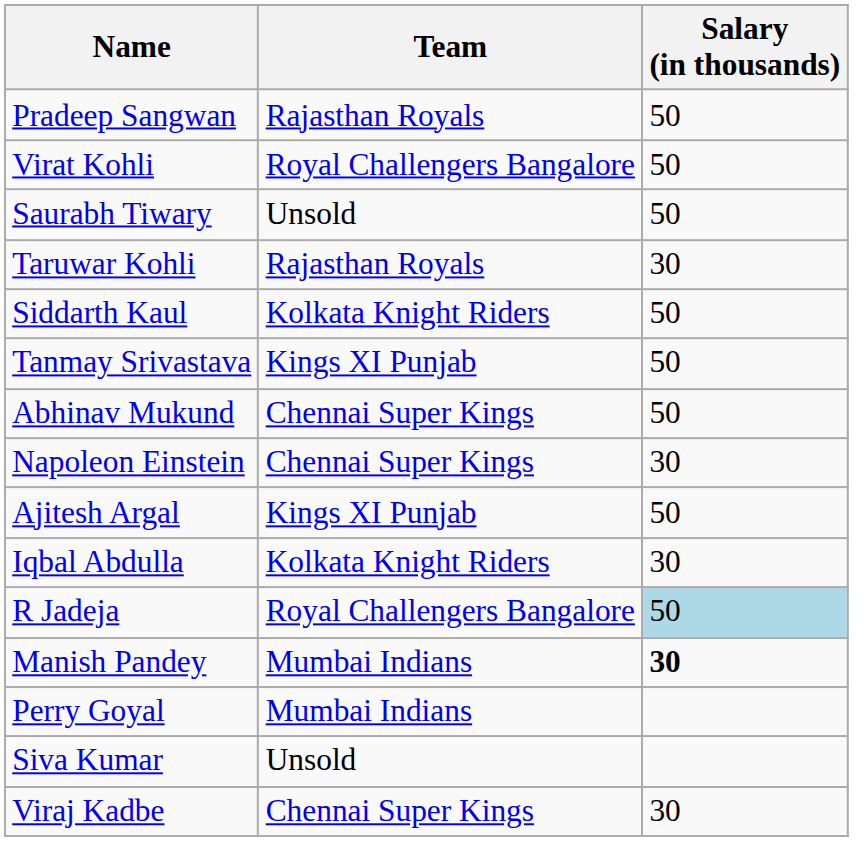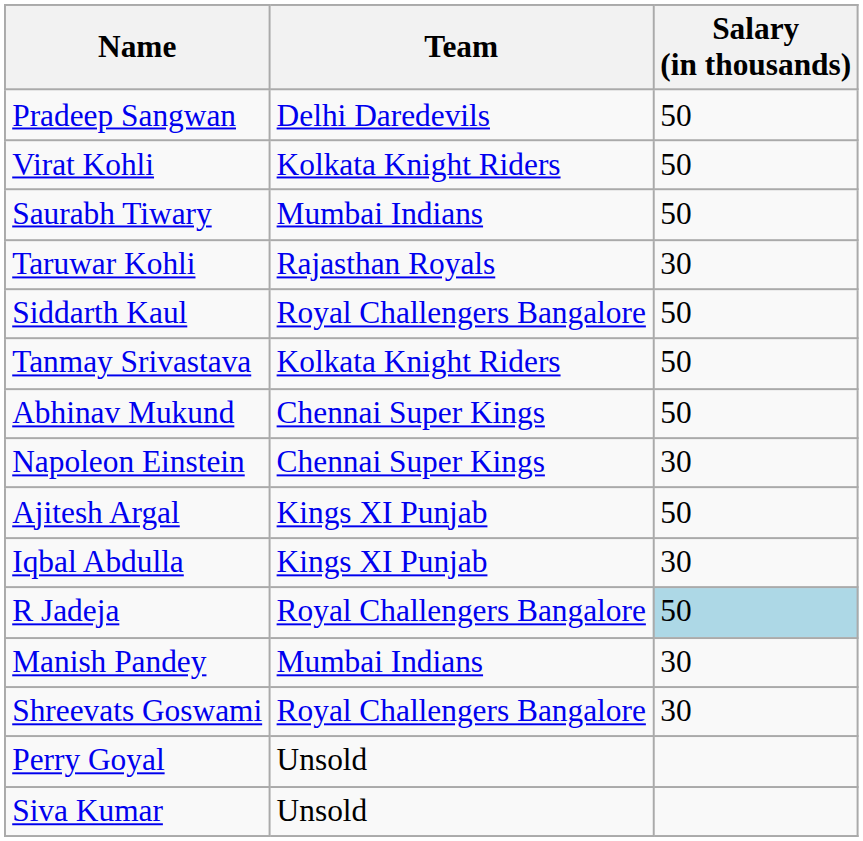(375, 114) Rajasthan Royals -> (383, 114) Delhi Daredevils
(450, 164) Royal Challengers Bangalore -> (419, 164) Kolkata Knight Riders
(311, 213) Unsold -> (380, 213) Mumbai Indians
(408, 313) Kolkata Knight Riders -> (461, 313) Royal Challengers Bangalore
(371, 363) Kings XI Punjab -> (419, 363) Kolkata Knight Riders
(408, 561) Kolkata Knight Riders -> (382, 561) Kings XI Punjab
(665, 661) bold -> (676, 661) normal
+ row: (137, 711)
(369, 711) Mumbai Indians -> (322, 760) Unsold
- row: (88, 810)
